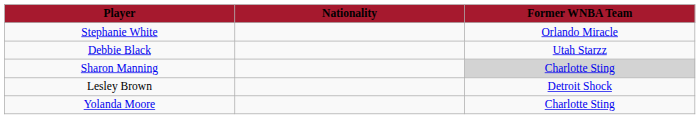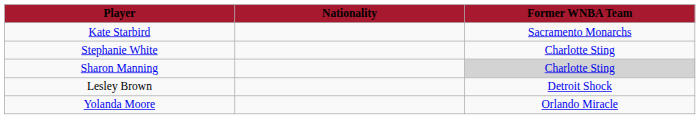+ row: (119, 31)
(580, 31) Orlando Miracle -> (580, 50) Charlotte Sting
- row: (119, 50)
(580, 104) Charlotte Sting -> (580, 104) Orlando Miracle
